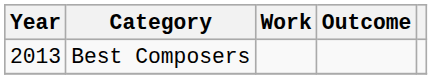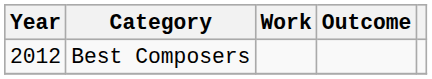(35, 57) 2013 -> (35, 57) 2012
